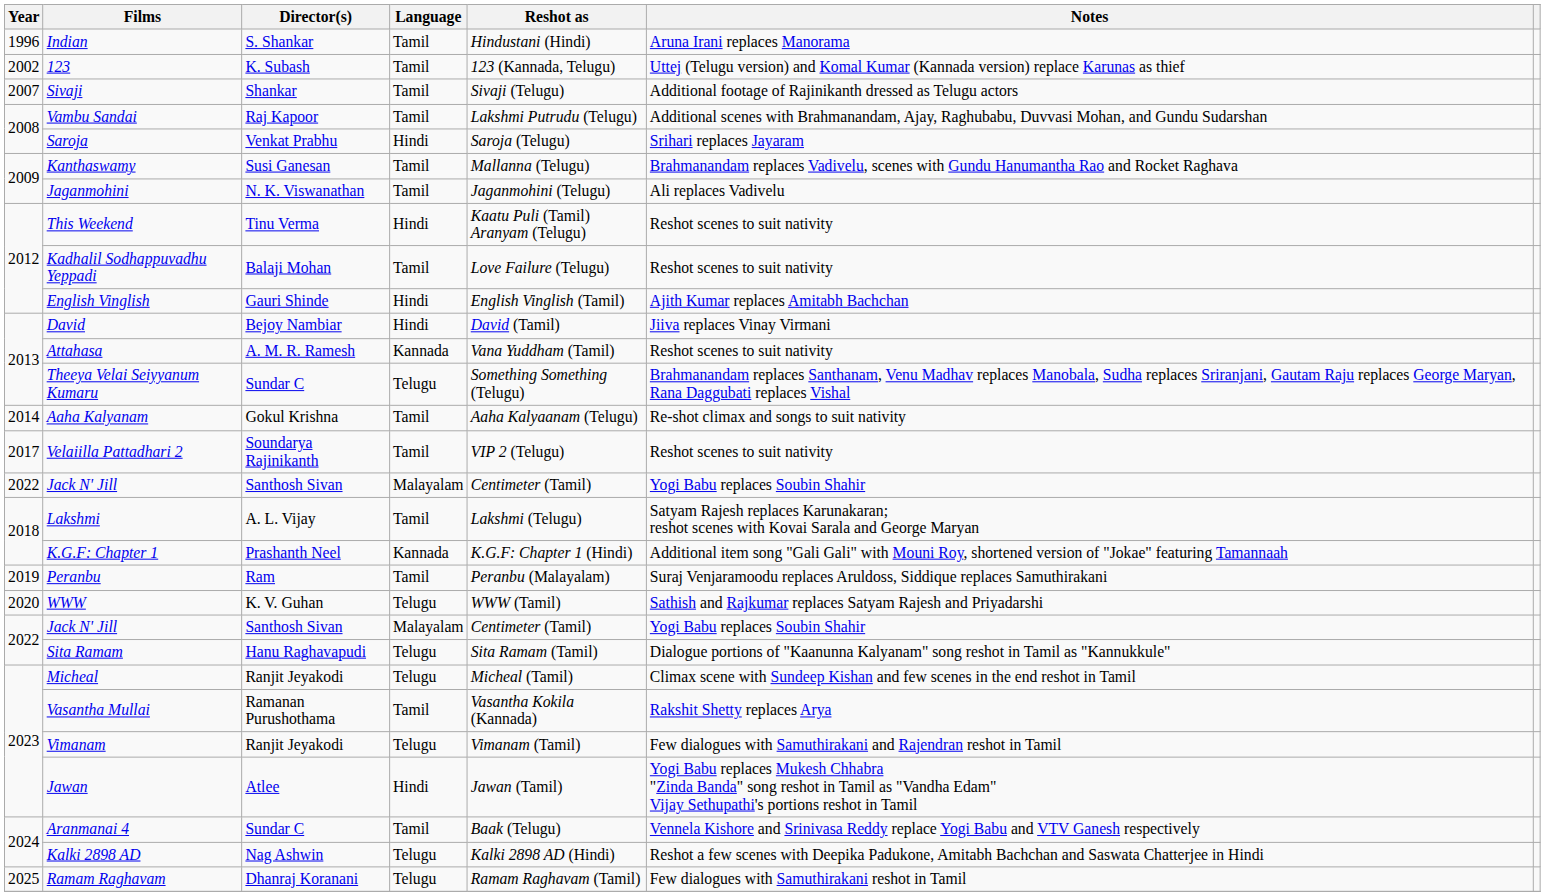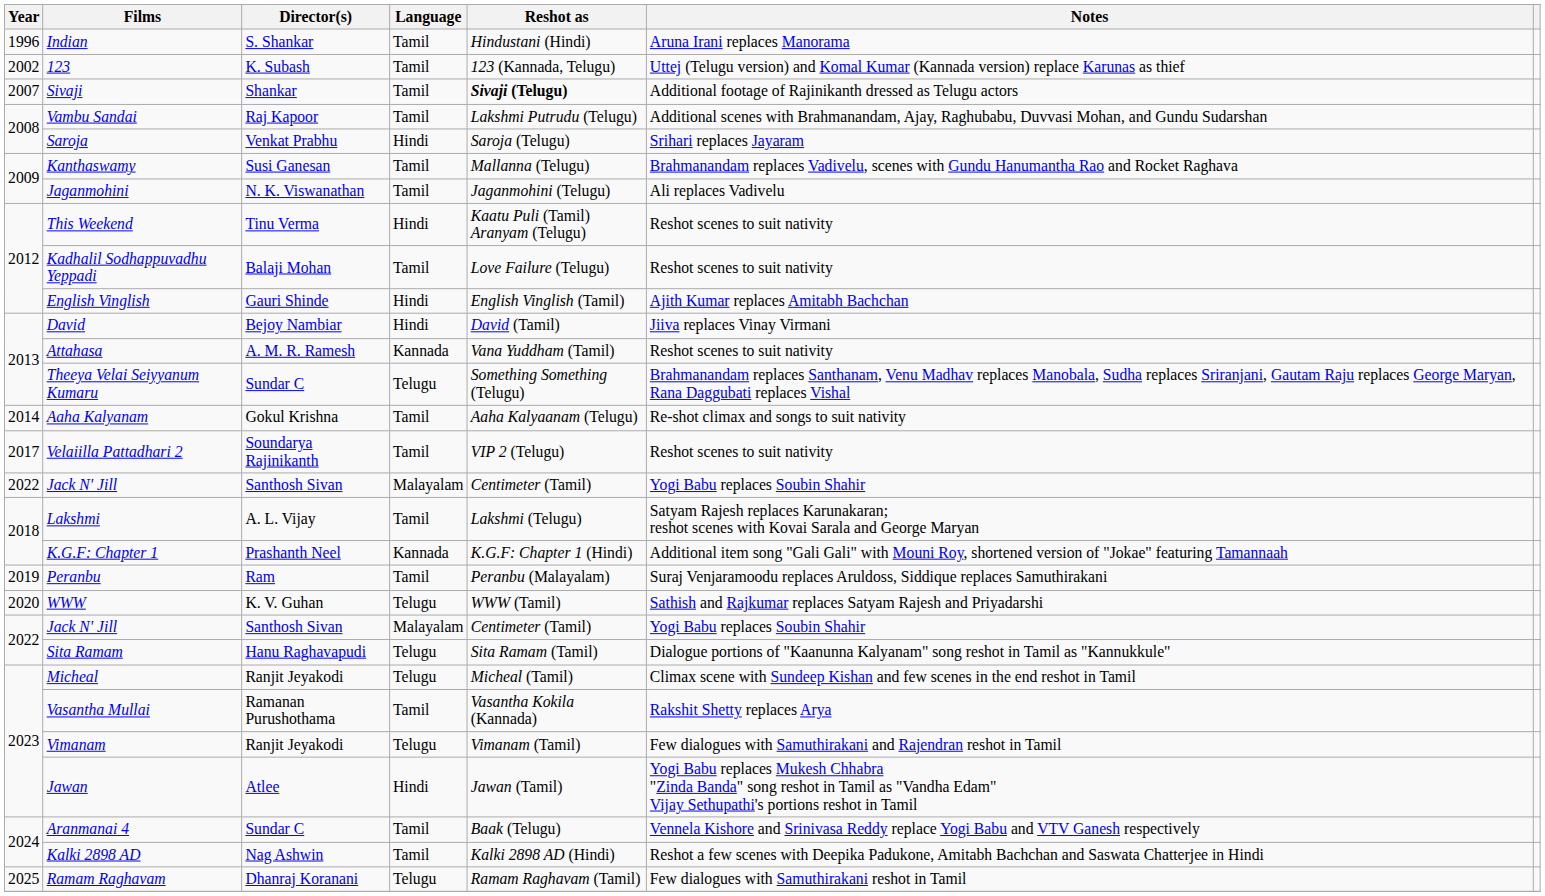(517, 91) normal -> (519, 91) bold
(415, 854) Telugu -> (411, 854) Tamil
